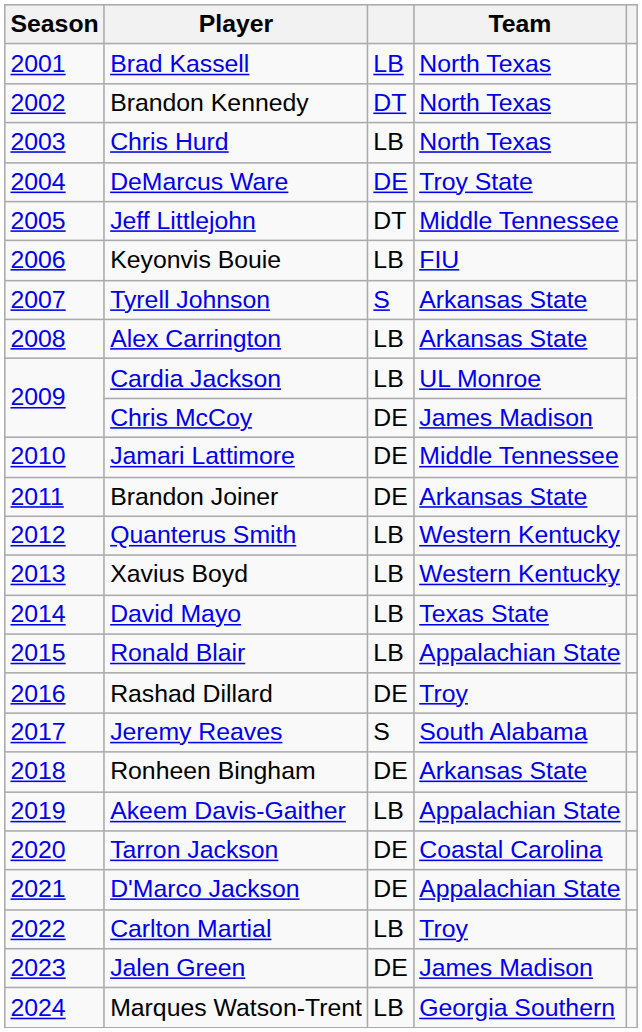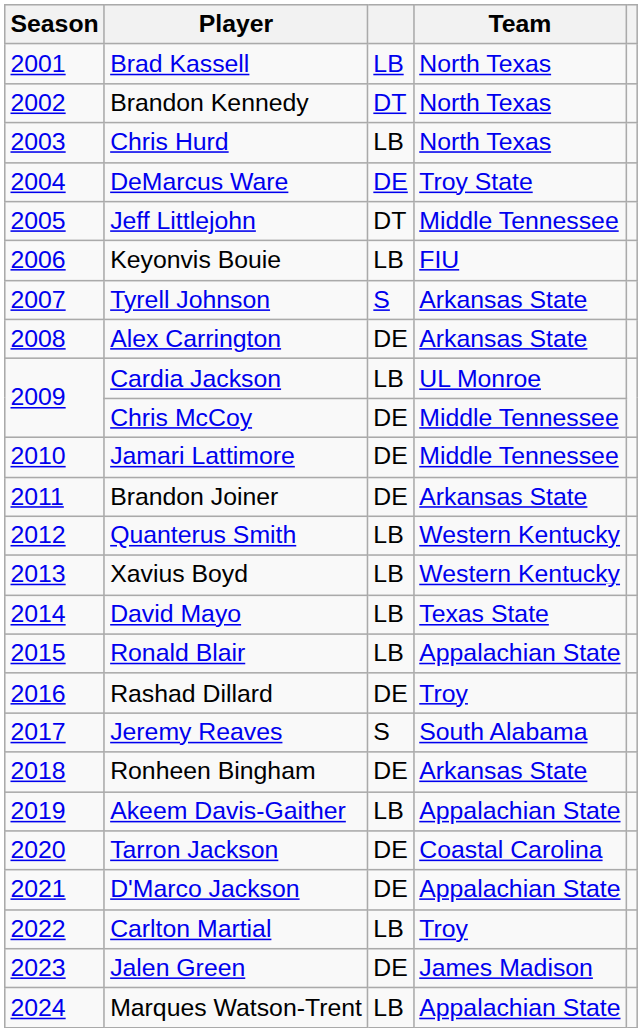(389, 338) LB -> (391, 338) DE
(506, 417) James Madison -> (519, 417) Middle Tennessee
(517, 1007) Georgia Southern -> (520, 1007) Appalachian State
